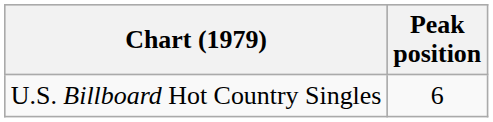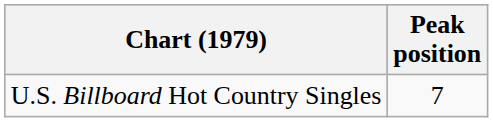(437, 95) 6 -> (437, 95) 7
